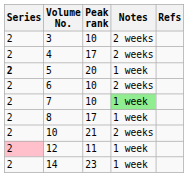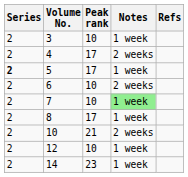(133, 39) 2 weeks -> (130, 39) 1 week
(91, 70) 20 -> (91, 70) 17
(10, 149) pink background -> (10, 149) no background
(91, 149) 11 -> (91, 149) 10
